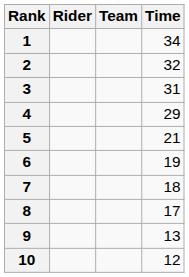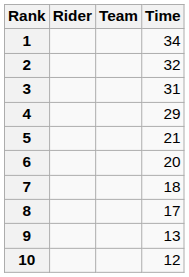(172, 162) 19 -> (172, 162) 20
